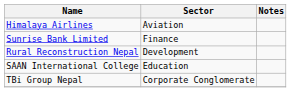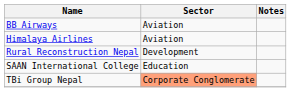+ row: (32, 25)
- row: (57, 39)
(199, 80) no background -> (199, 80) lightsalmon background
